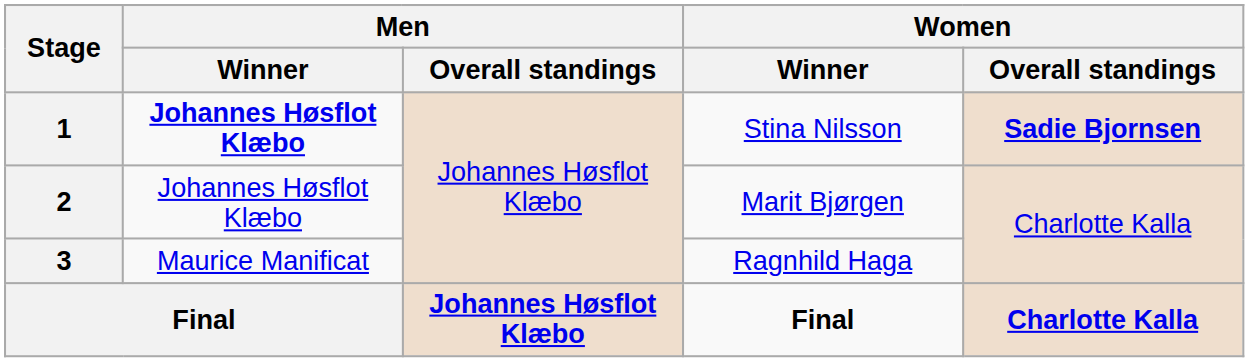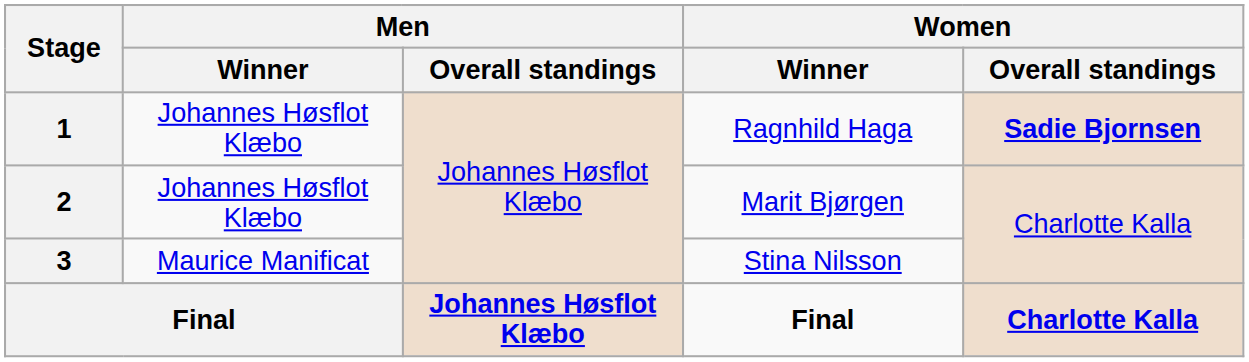(263, 129) bold -> (263, 129) normal
(823, 129) Stina Nilsson -> (823, 129) Ragnhild Haga
(823, 261) Ragnhild Haga -> (823, 261) Stina Nilsson
